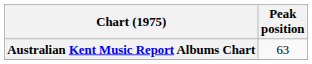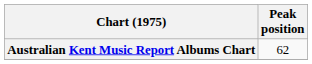(283, 49) 63 -> (283, 49) 62
